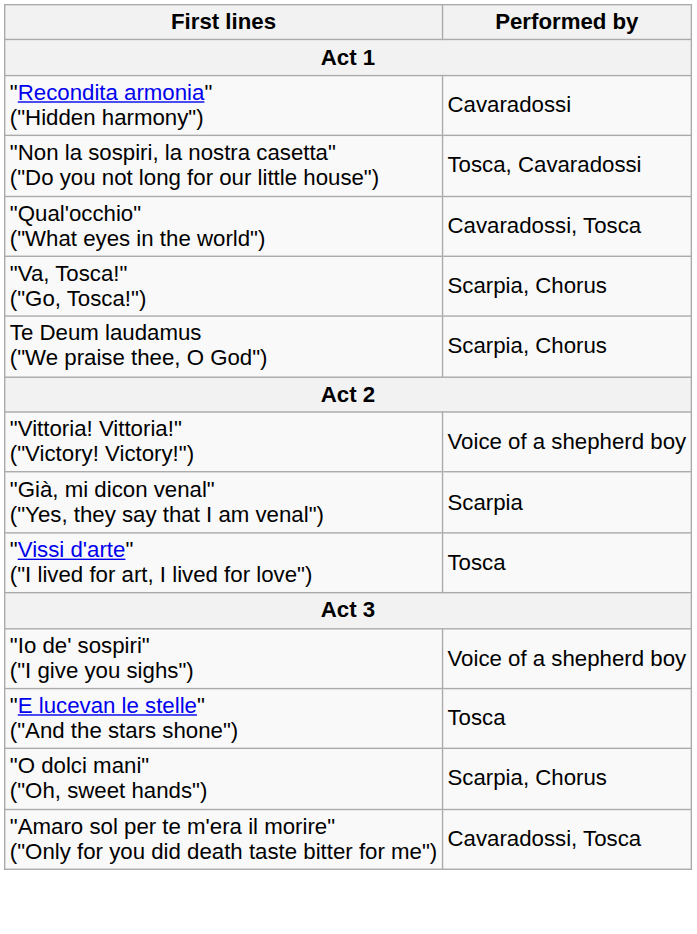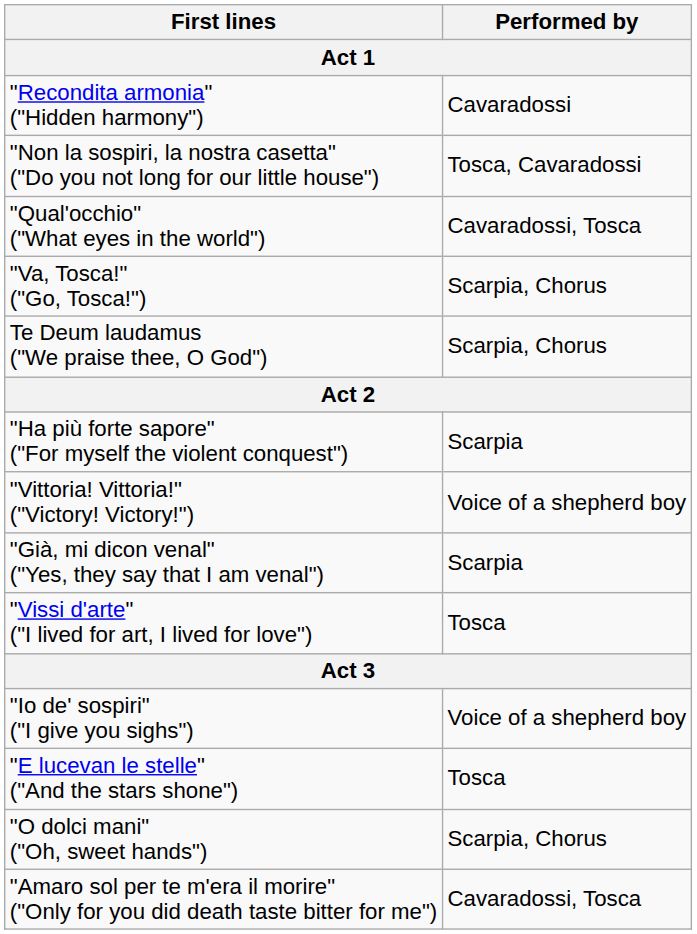+ row: (179, 441)
